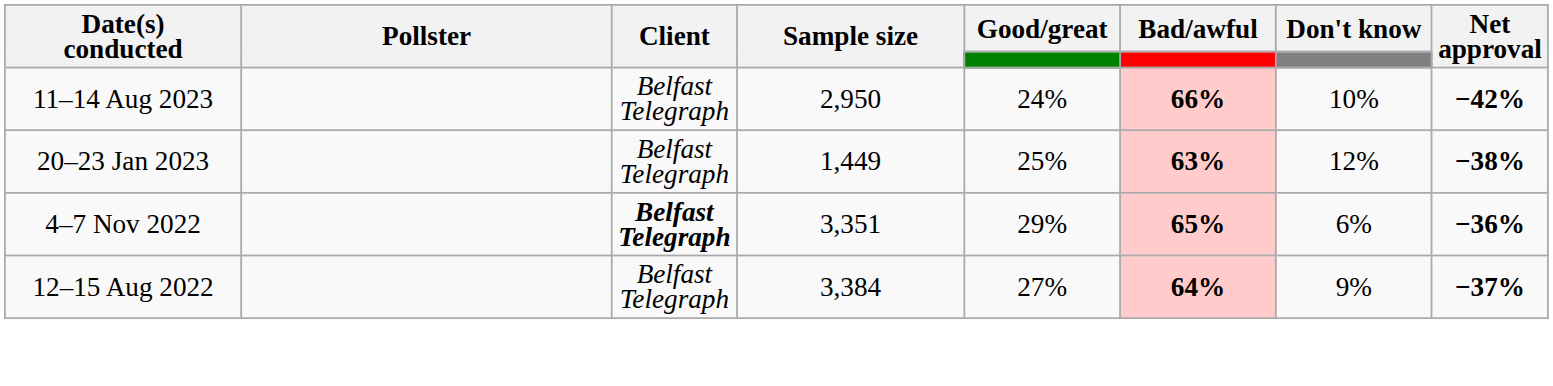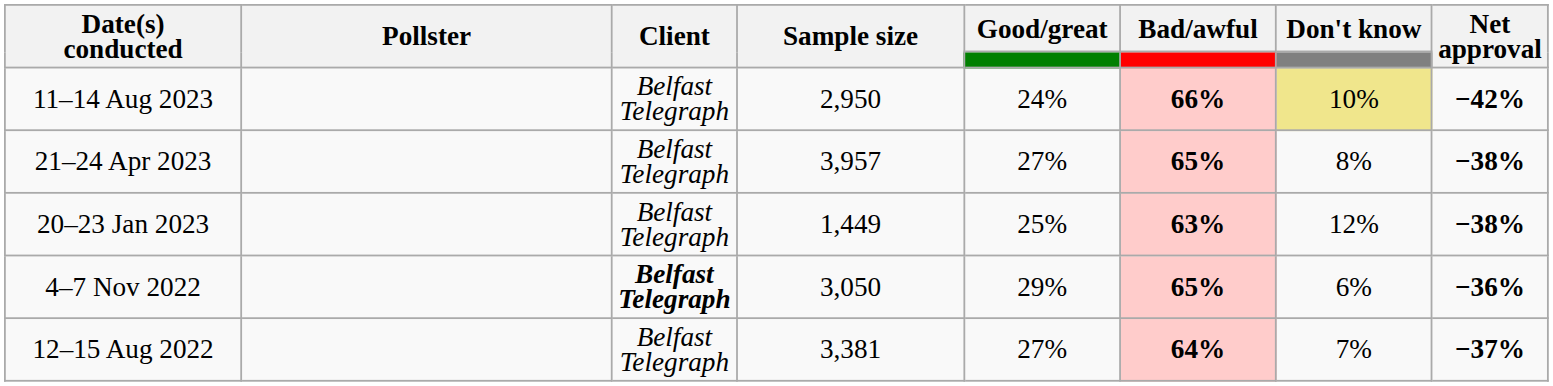(1354, 98) no background -> (1354, 98) khaki background
+ row: (123, 161)
(851, 224) 3,351 -> (851, 287) 3,050
(851, 287) 3,384 -> (851, 349) 3,381
(1354, 287) 9% -> (1354, 349) 7%
